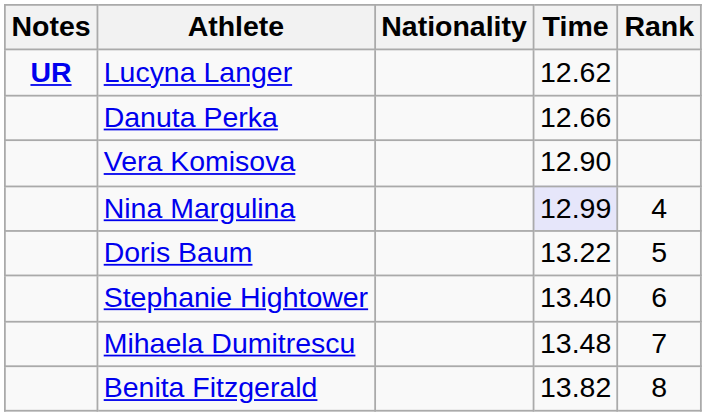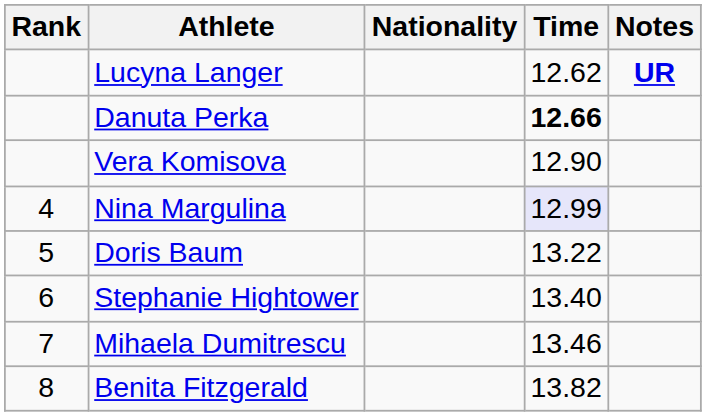columns swapped: (659, 27) <-> (51, 27)
(576, 117) normal -> (566, 117) bold
(576, 343) 13.48 -> (566, 343) 13.46
